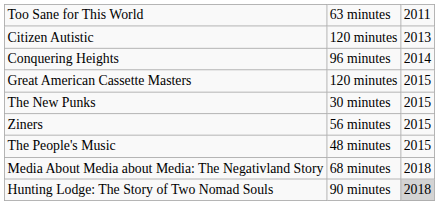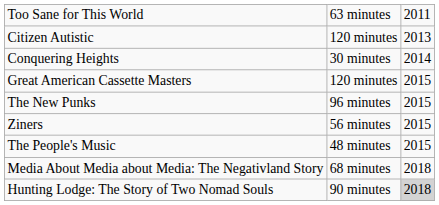(360, 59) 96 minutes -> (360, 59) 30 minutes
(360, 102) 30 minutes -> (360, 102) 96 minutes
